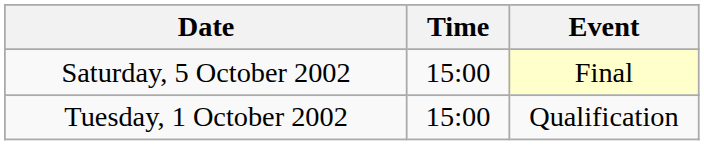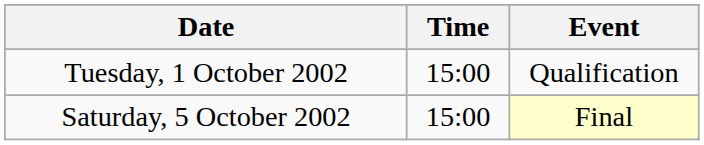rows swapped: (206, 116) <-> (206, 71)
